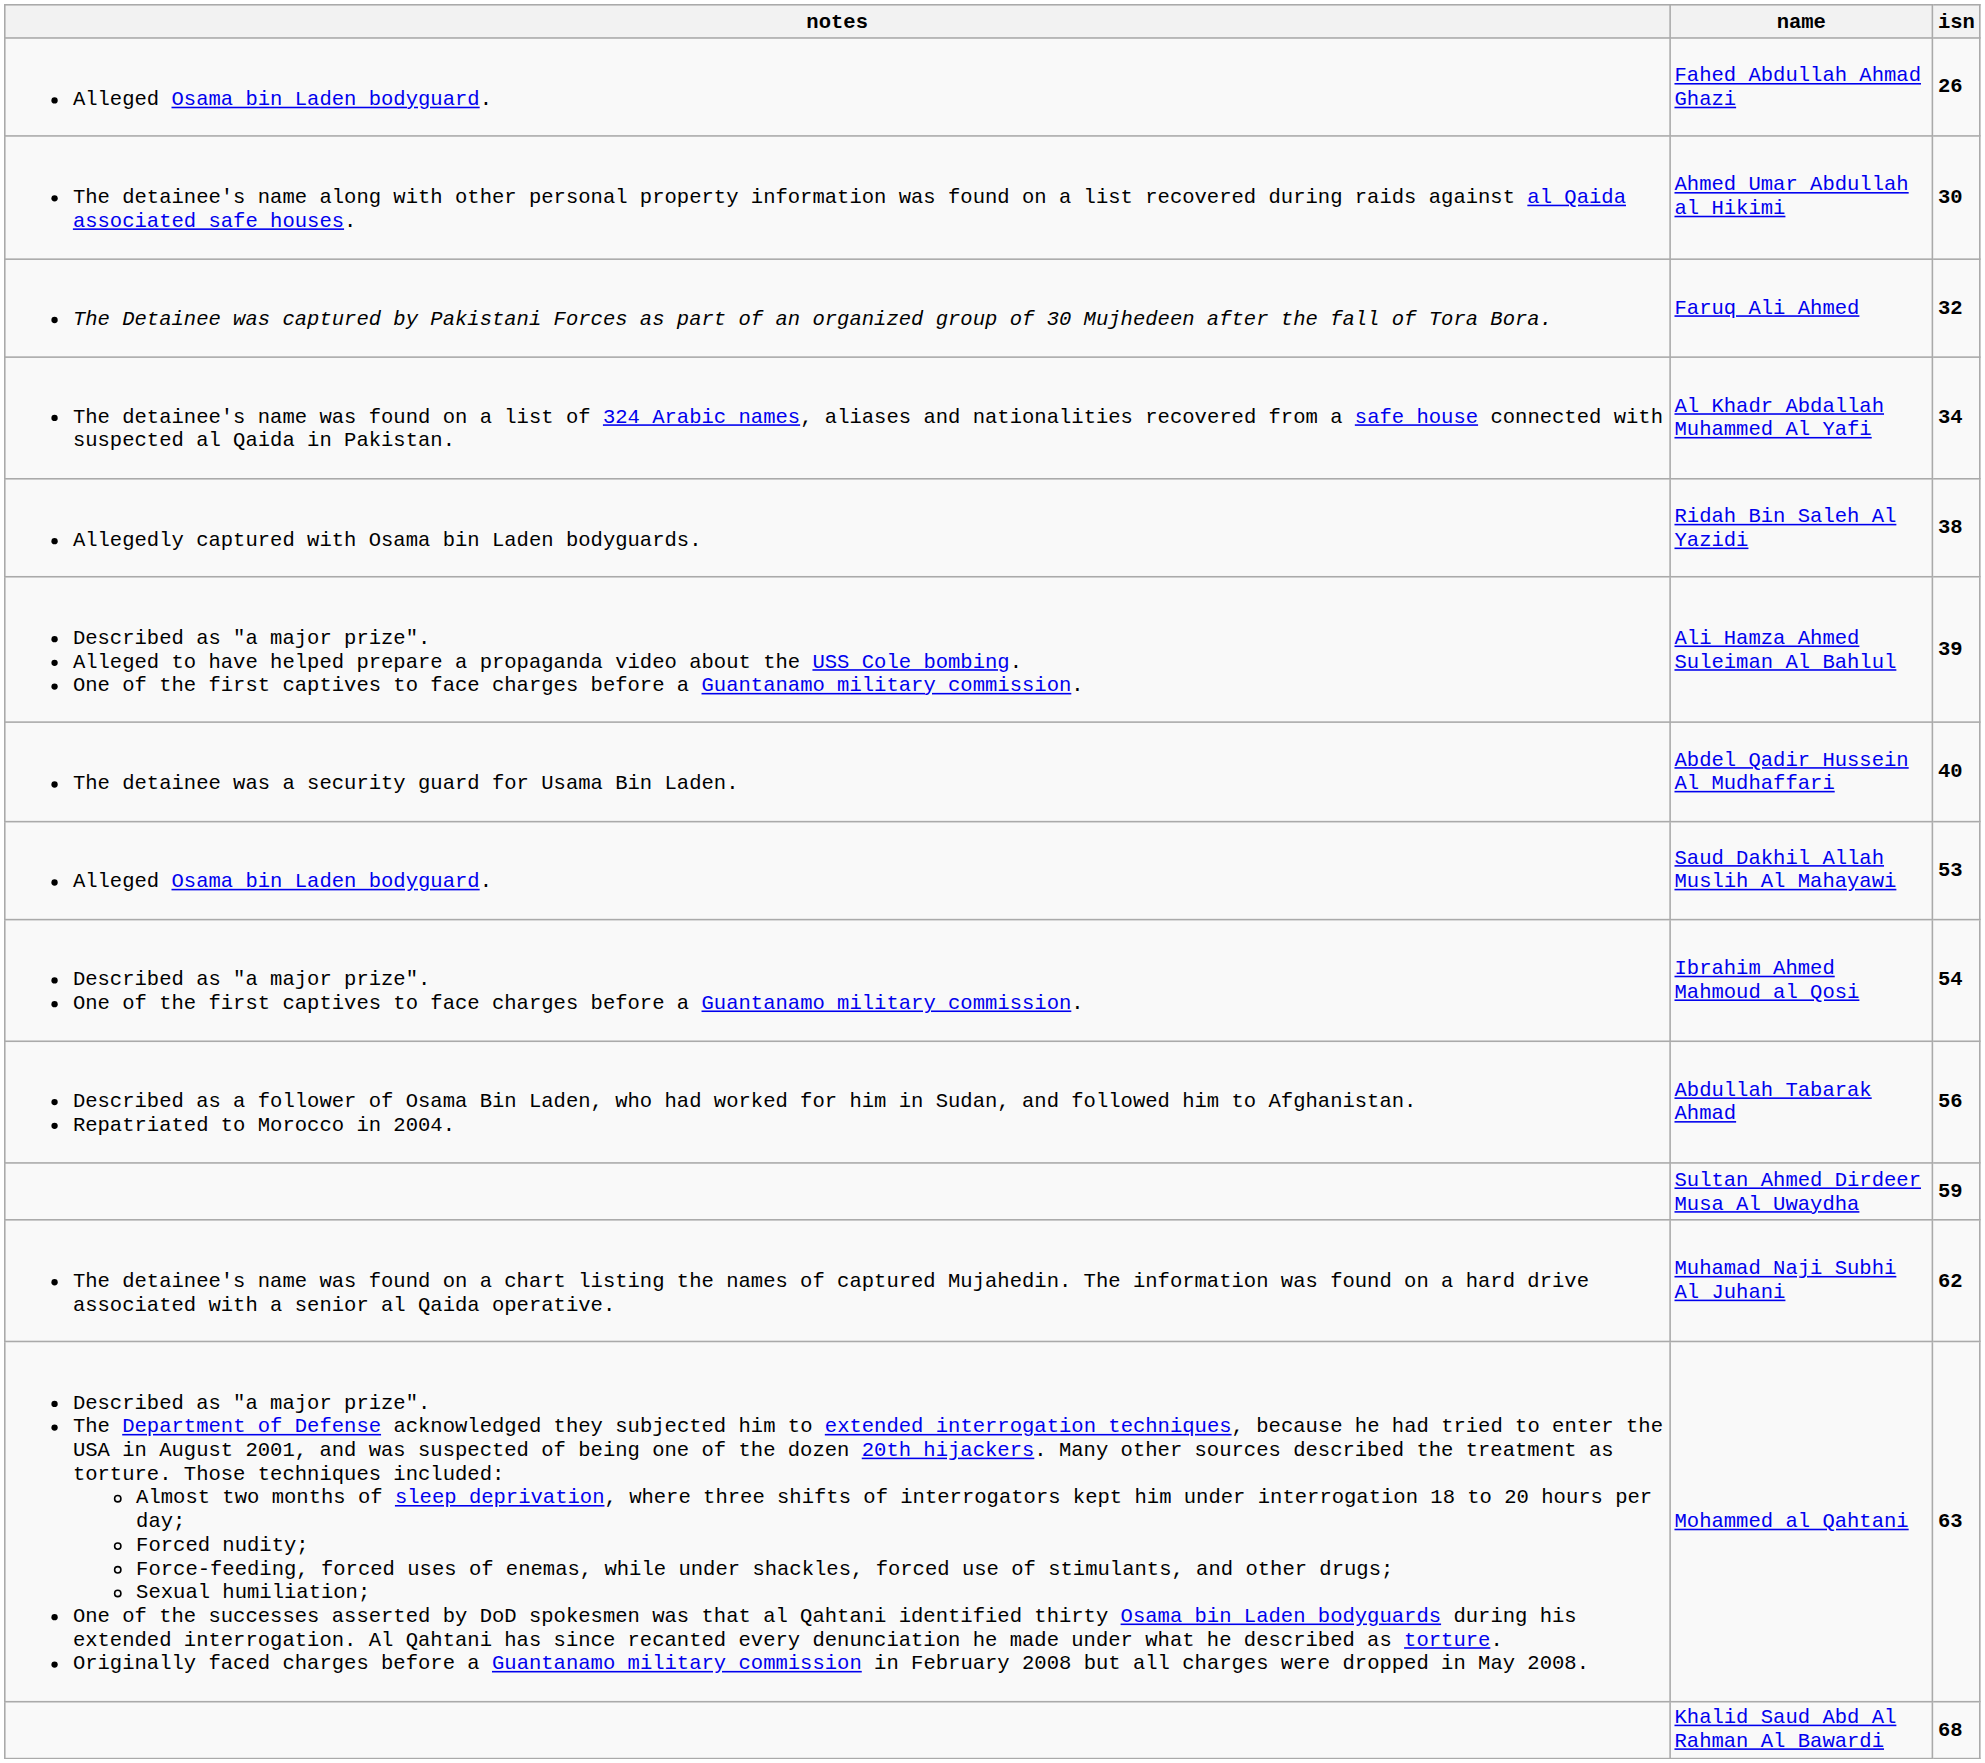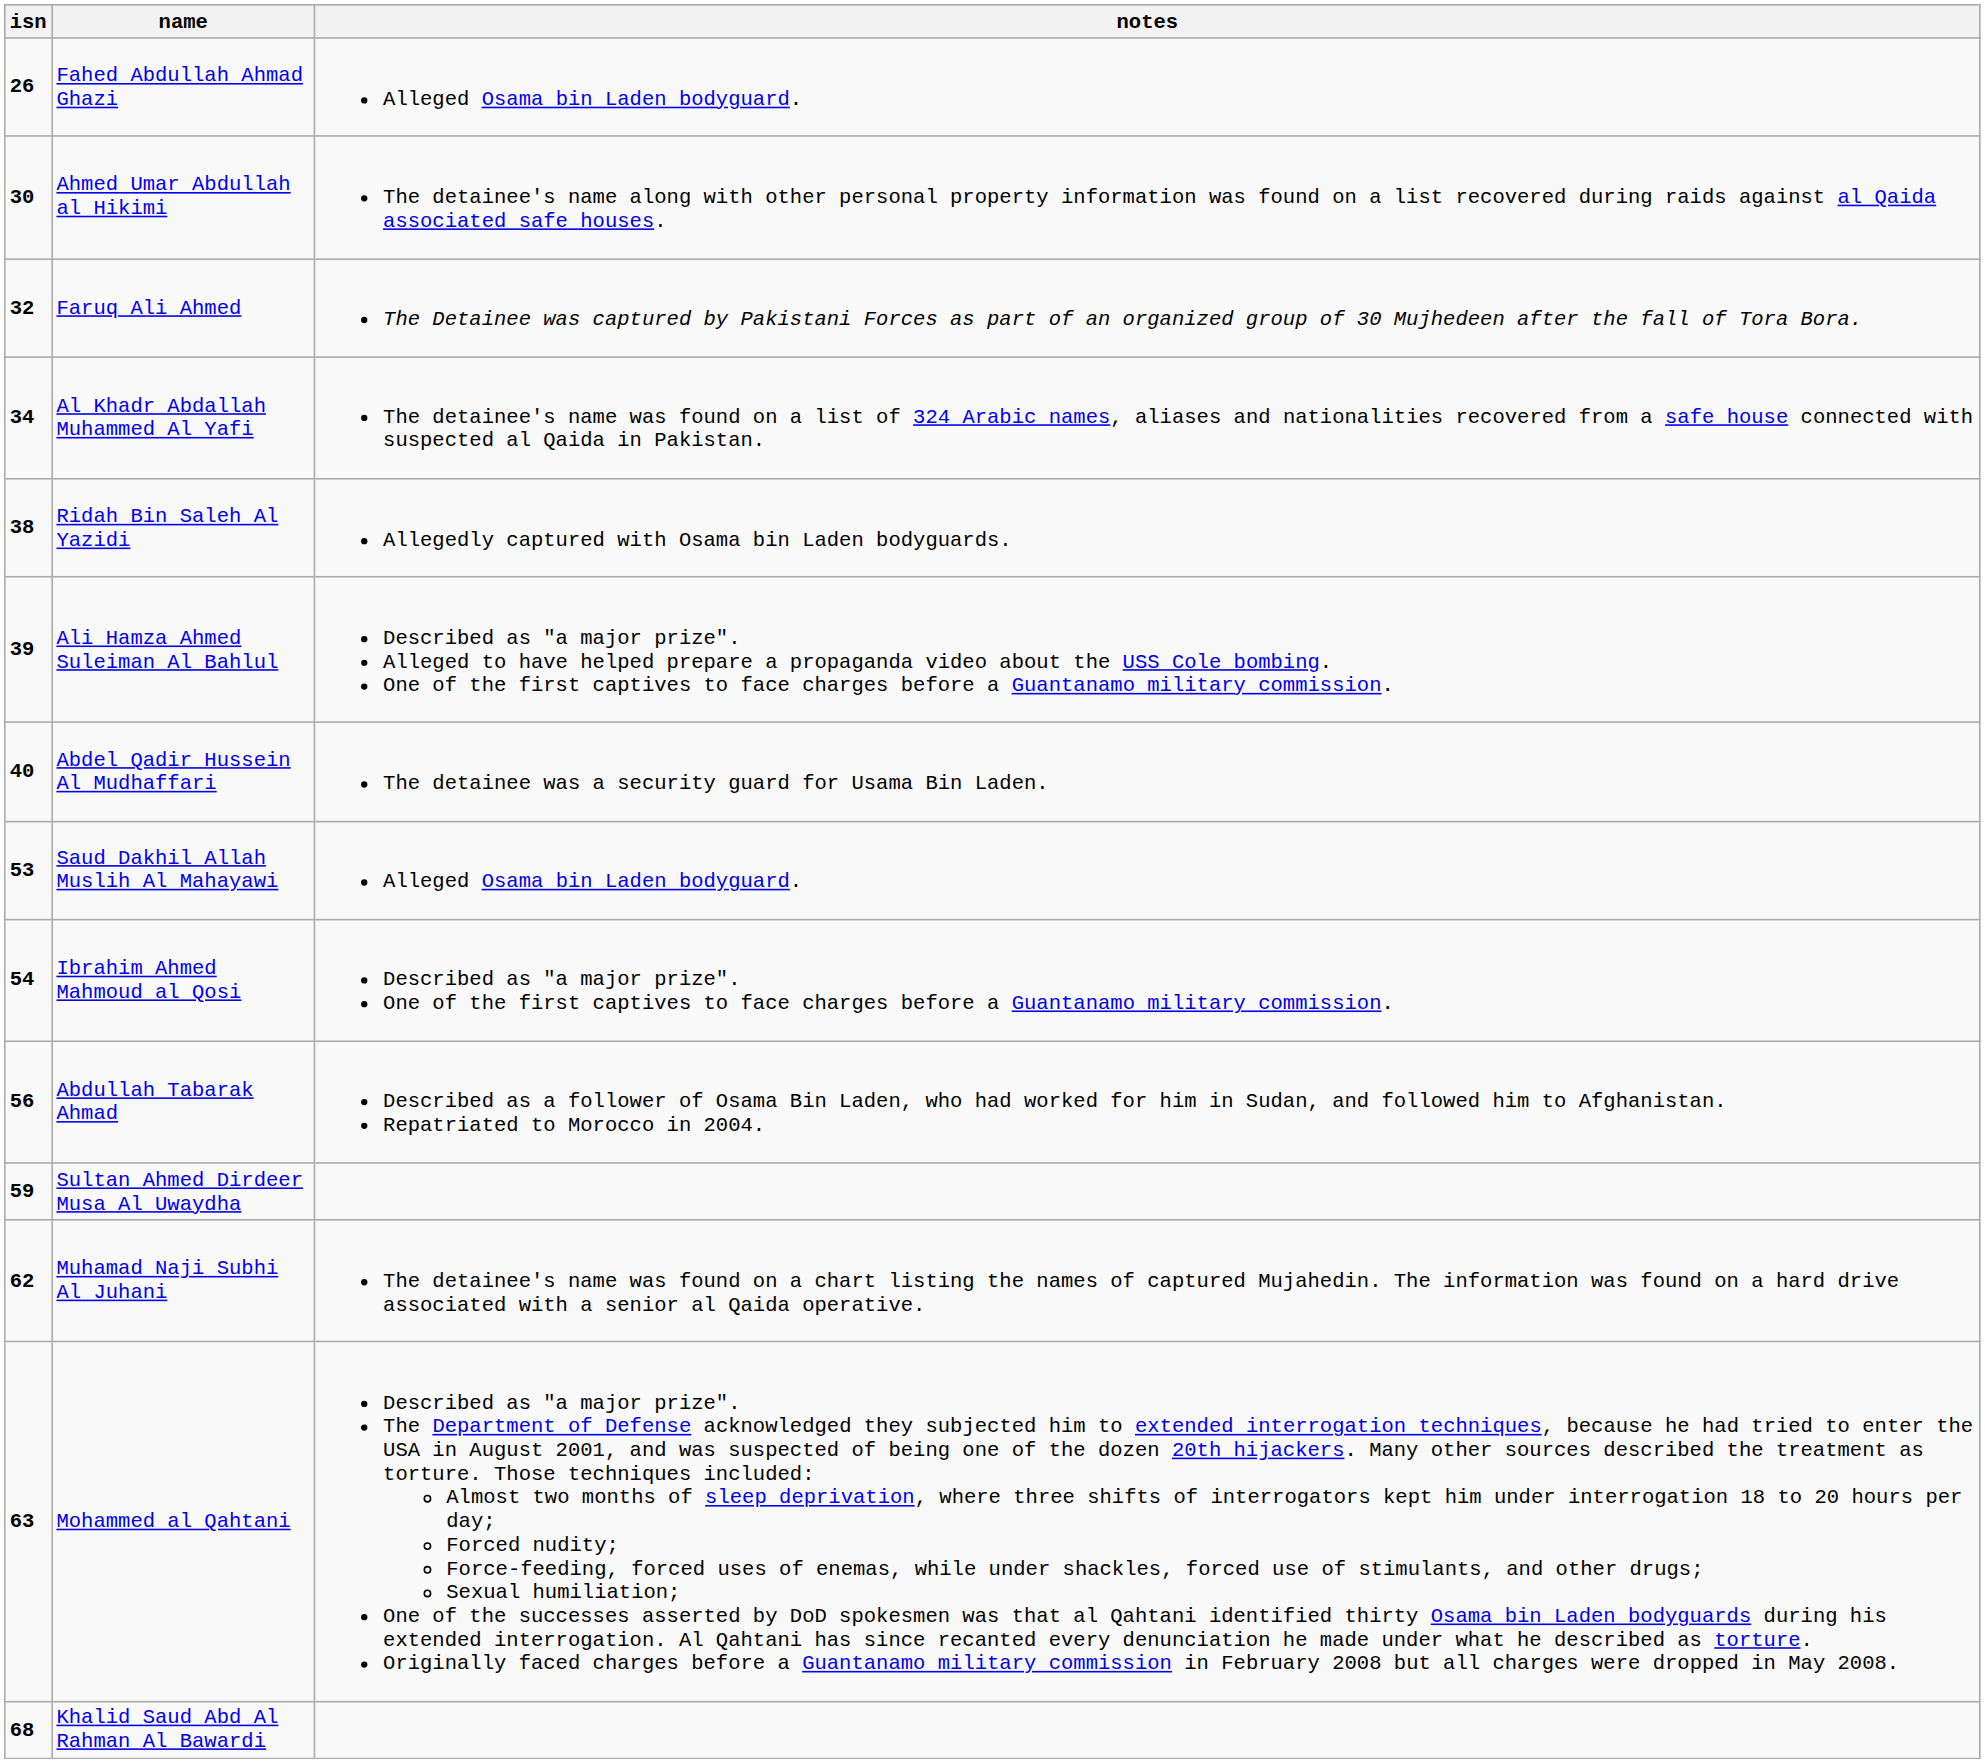columns swapped: (1956, 22) <-> (837, 22)
